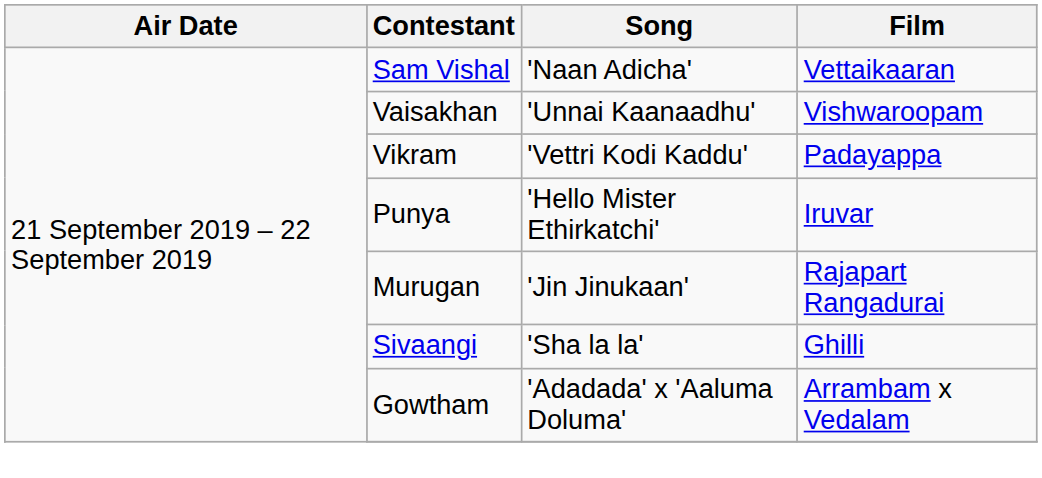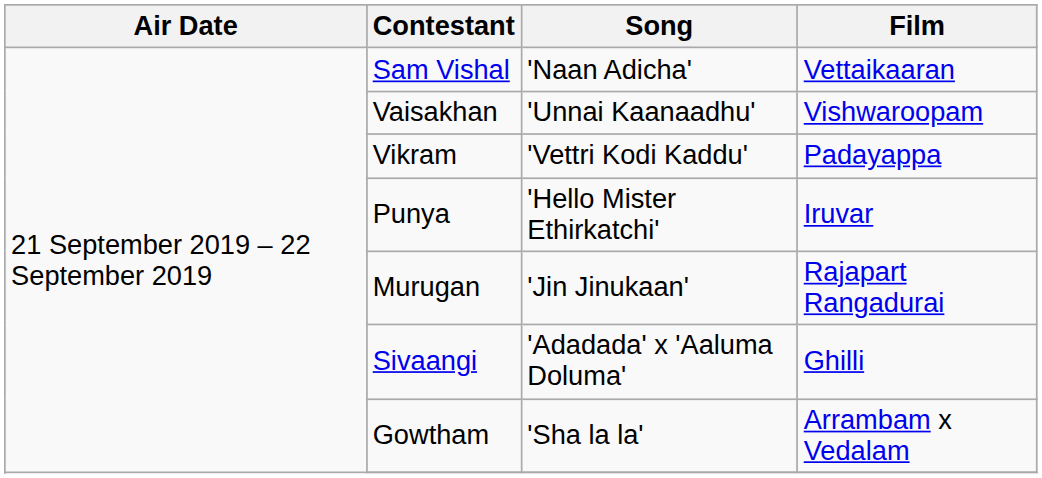(585, 346) 'Sha la la' -> (650, 361) 'Adadada' x 'Aaluma Doluma'
(650, 404) 'Adadada' x 'Aaluma Doluma' -> (585, 435) 'Sha la la'
